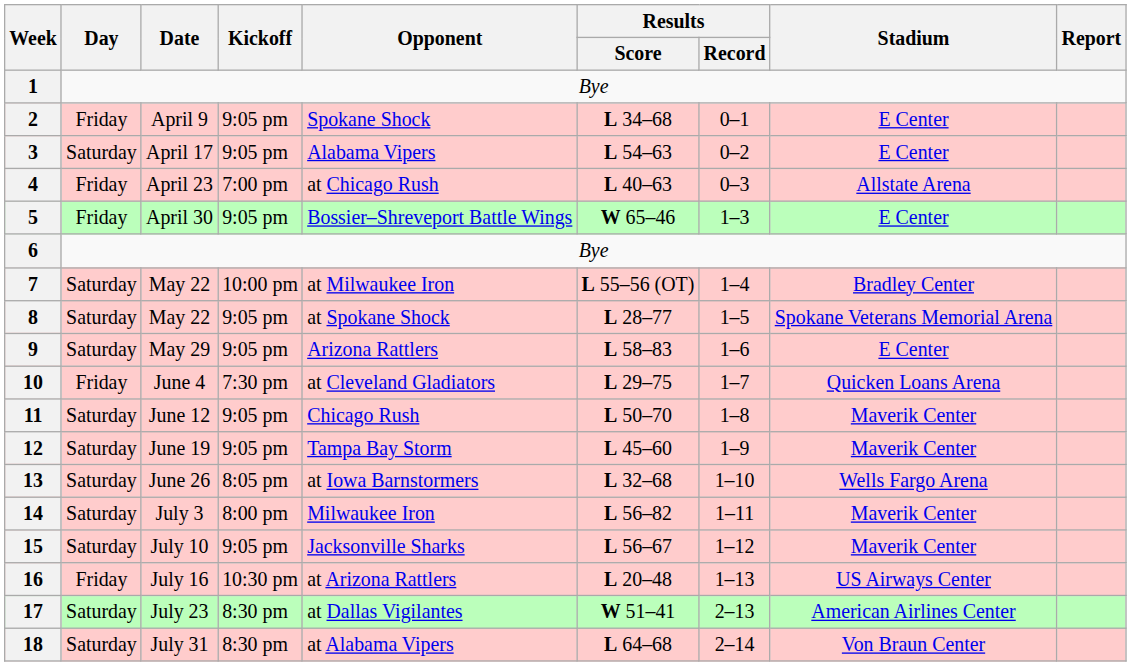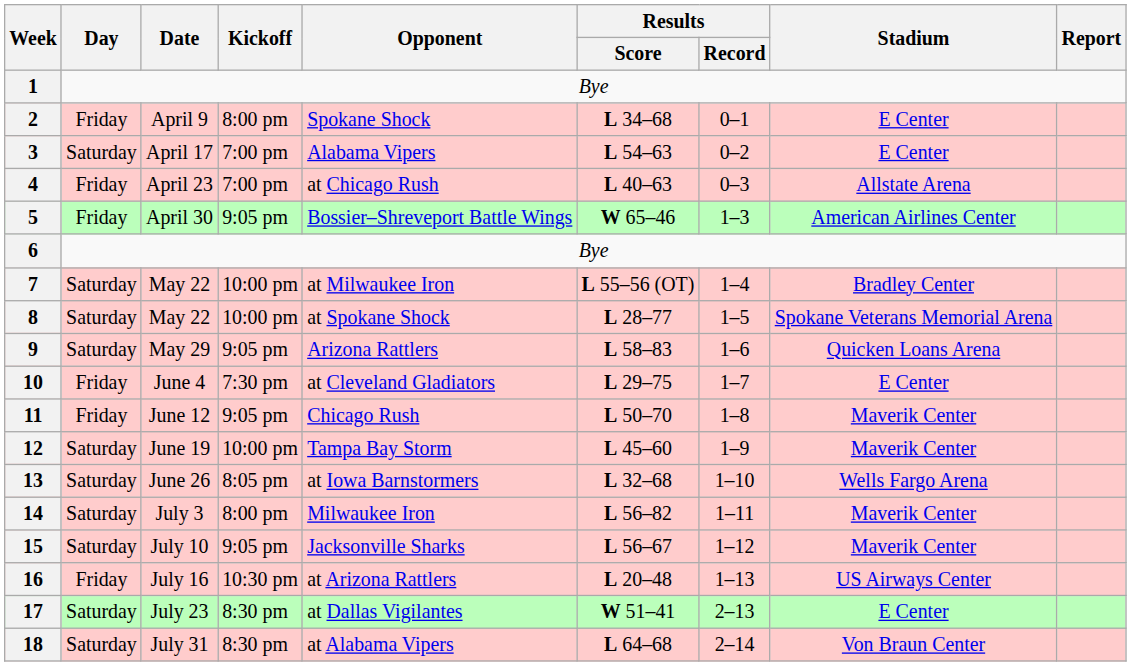(255, 119) 9:05 pm -> (255, 119) 8:00 pm
(255, 152) 9:05 pm -> (255, 152) 7:00 pm
(914, 218) E Center -> (914, 218) American Airlines Center
(255, 316) 9:05 pm -> (260, 316) 10:00 pm
(914, 349) E Center -> (914, 349) Quicken Loans Arena
(914, 382) Quicken Loans Arena -> (914, 382) E Center
(101, 415) Saturday -> (101, 415) Friday
(255, 447) 9:05 pm -> (260, 447) 10:00 pm
(914, 612) American Airlines Center -> (914, 612) E Center
